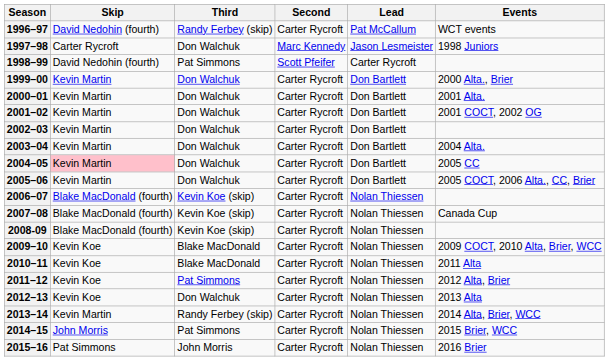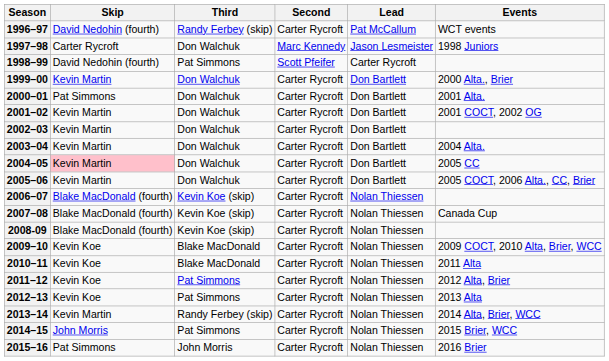(82, 96) Kevin Martin -> (84, 96) Pat Simmons
(209, 297) Don Walchuk -> (209, 297) Pat Simmons
